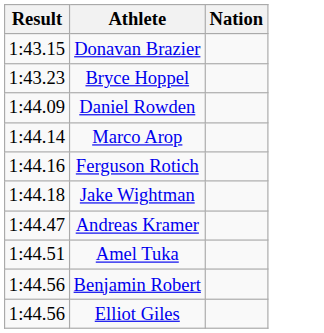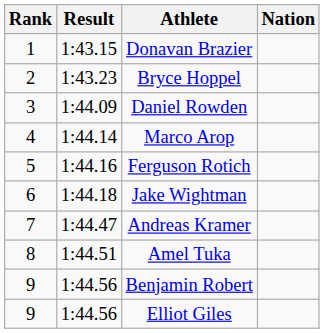+ column: (31, 19)
